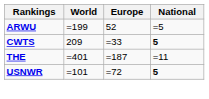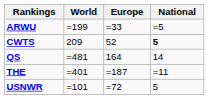(111, 26) 52 -> (114, 26) =33
(114, 41) =33 -> (111, 41) 52
+ row: (13, 56)
(155, 71) bold -> (155, 86) normal
